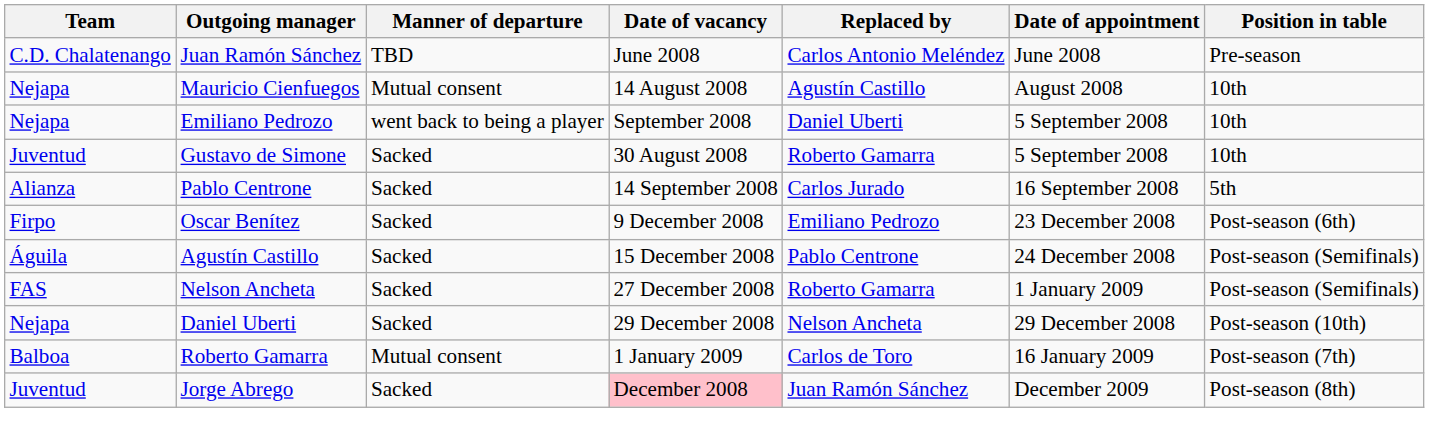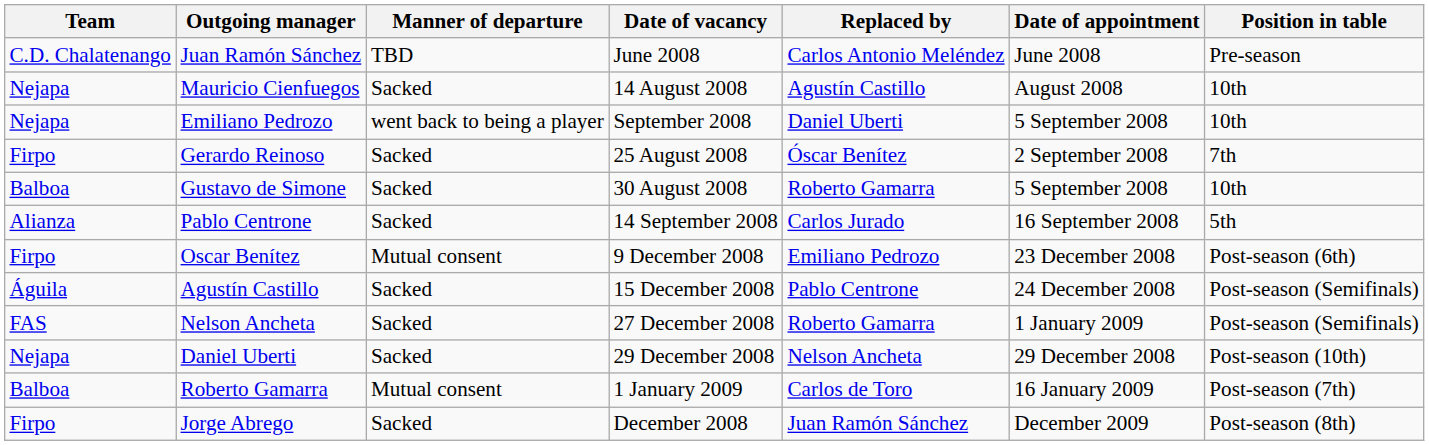(436, 88) Mutual consent -> (401, 88) Sacked
+ row: (252, 155)
(48, 155) Juventud -> (39, 188) Balboa
(401, 222) Sacked -> (436, 255) Mutual consent
(48, 389) Juventud -> (32, 423) Firpo
(681, 389) pink background -> (681, 423) no background
